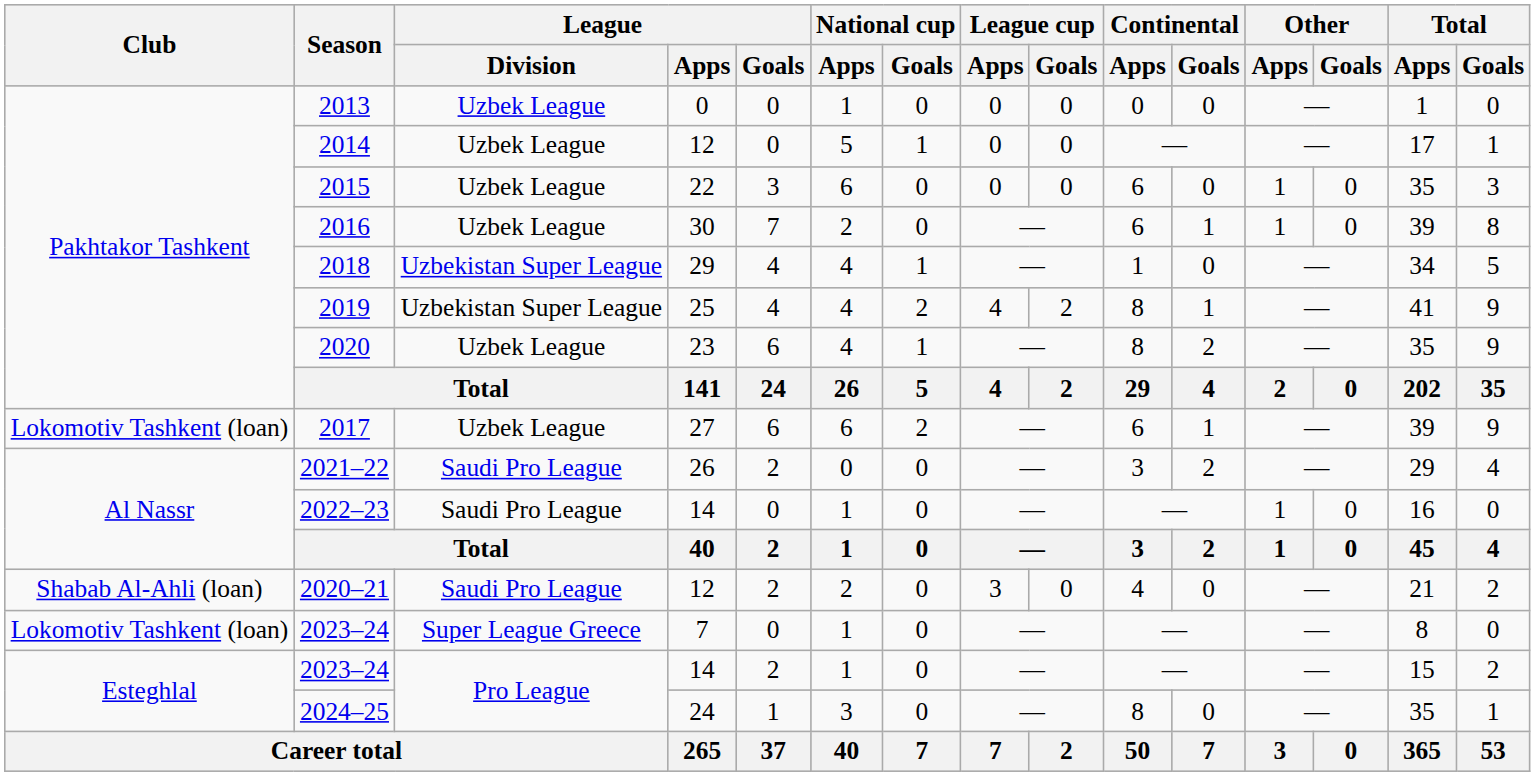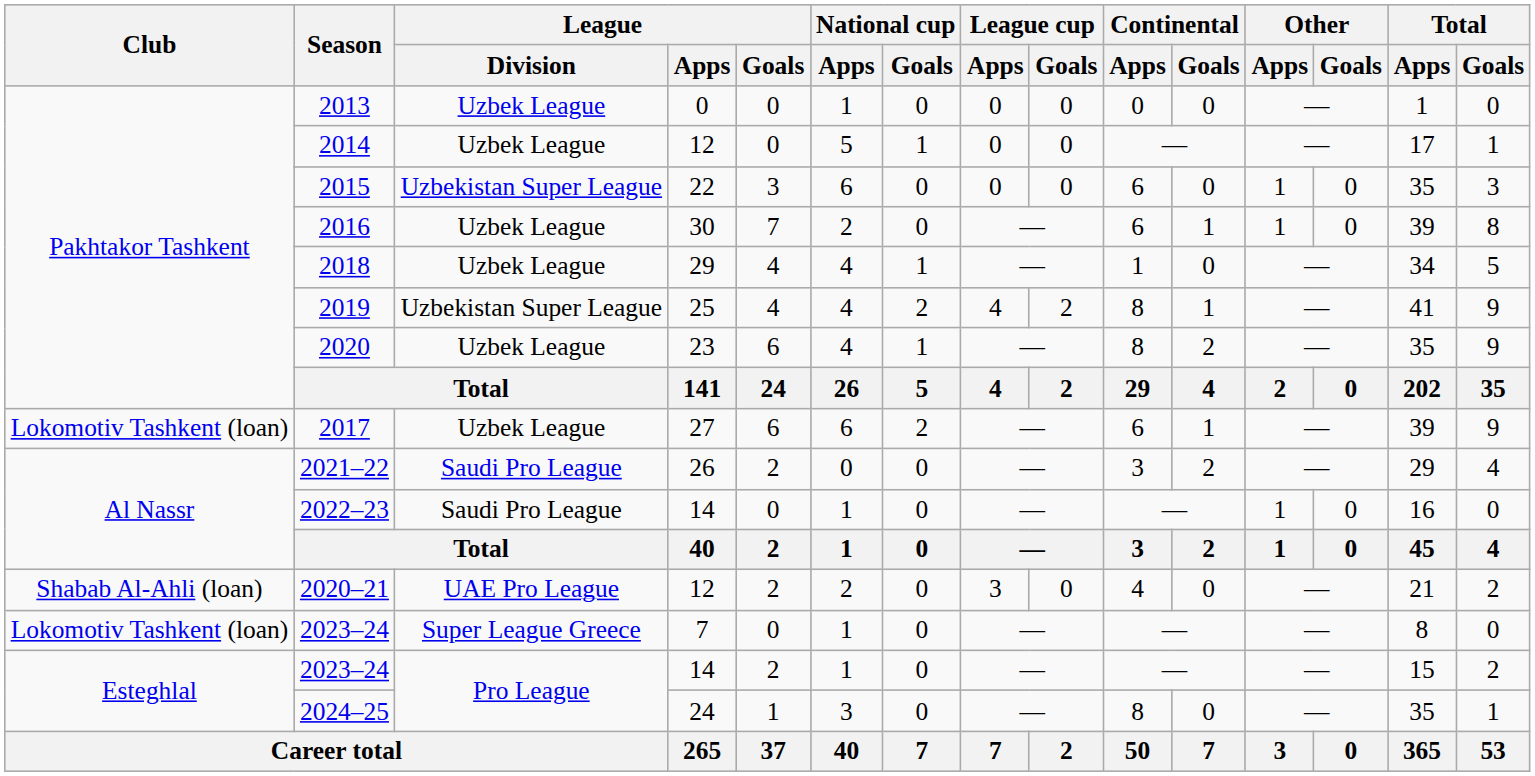(531, 186) Uzbek League -> (531, 186) Uzbekistan Super League
(531, 266) Uzbekistan Super League -> (531, 266) Uzbek League
(531, 589) Saudi Pro League -> (531, 589) UAE Pro League
